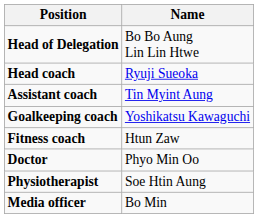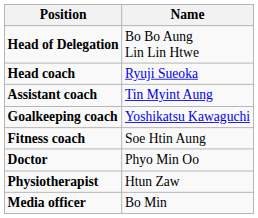(152, 138) Htun Zaw -> (165, 138) Soe Htin Aung
(165, 181) Soe Htin Aung -> (152, 181) Htun Zaw
